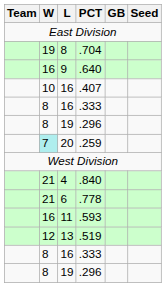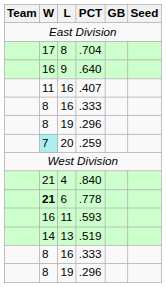(49, 50) 19 -> (49, 50) 17
(49, 87) 10 -> (48, 87) 11
(49, 198) normal -> (49, 198) bold
(49, 236) 12 -> (49, 236) 14
